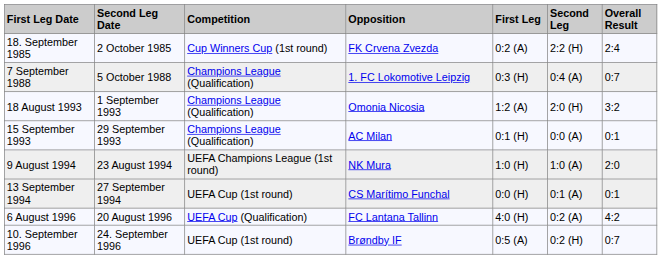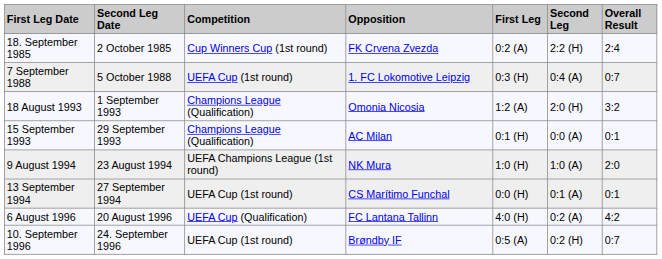(234, 77) Champions League (Qualification) -> (240, 77) UEFA Cup (1st round)
